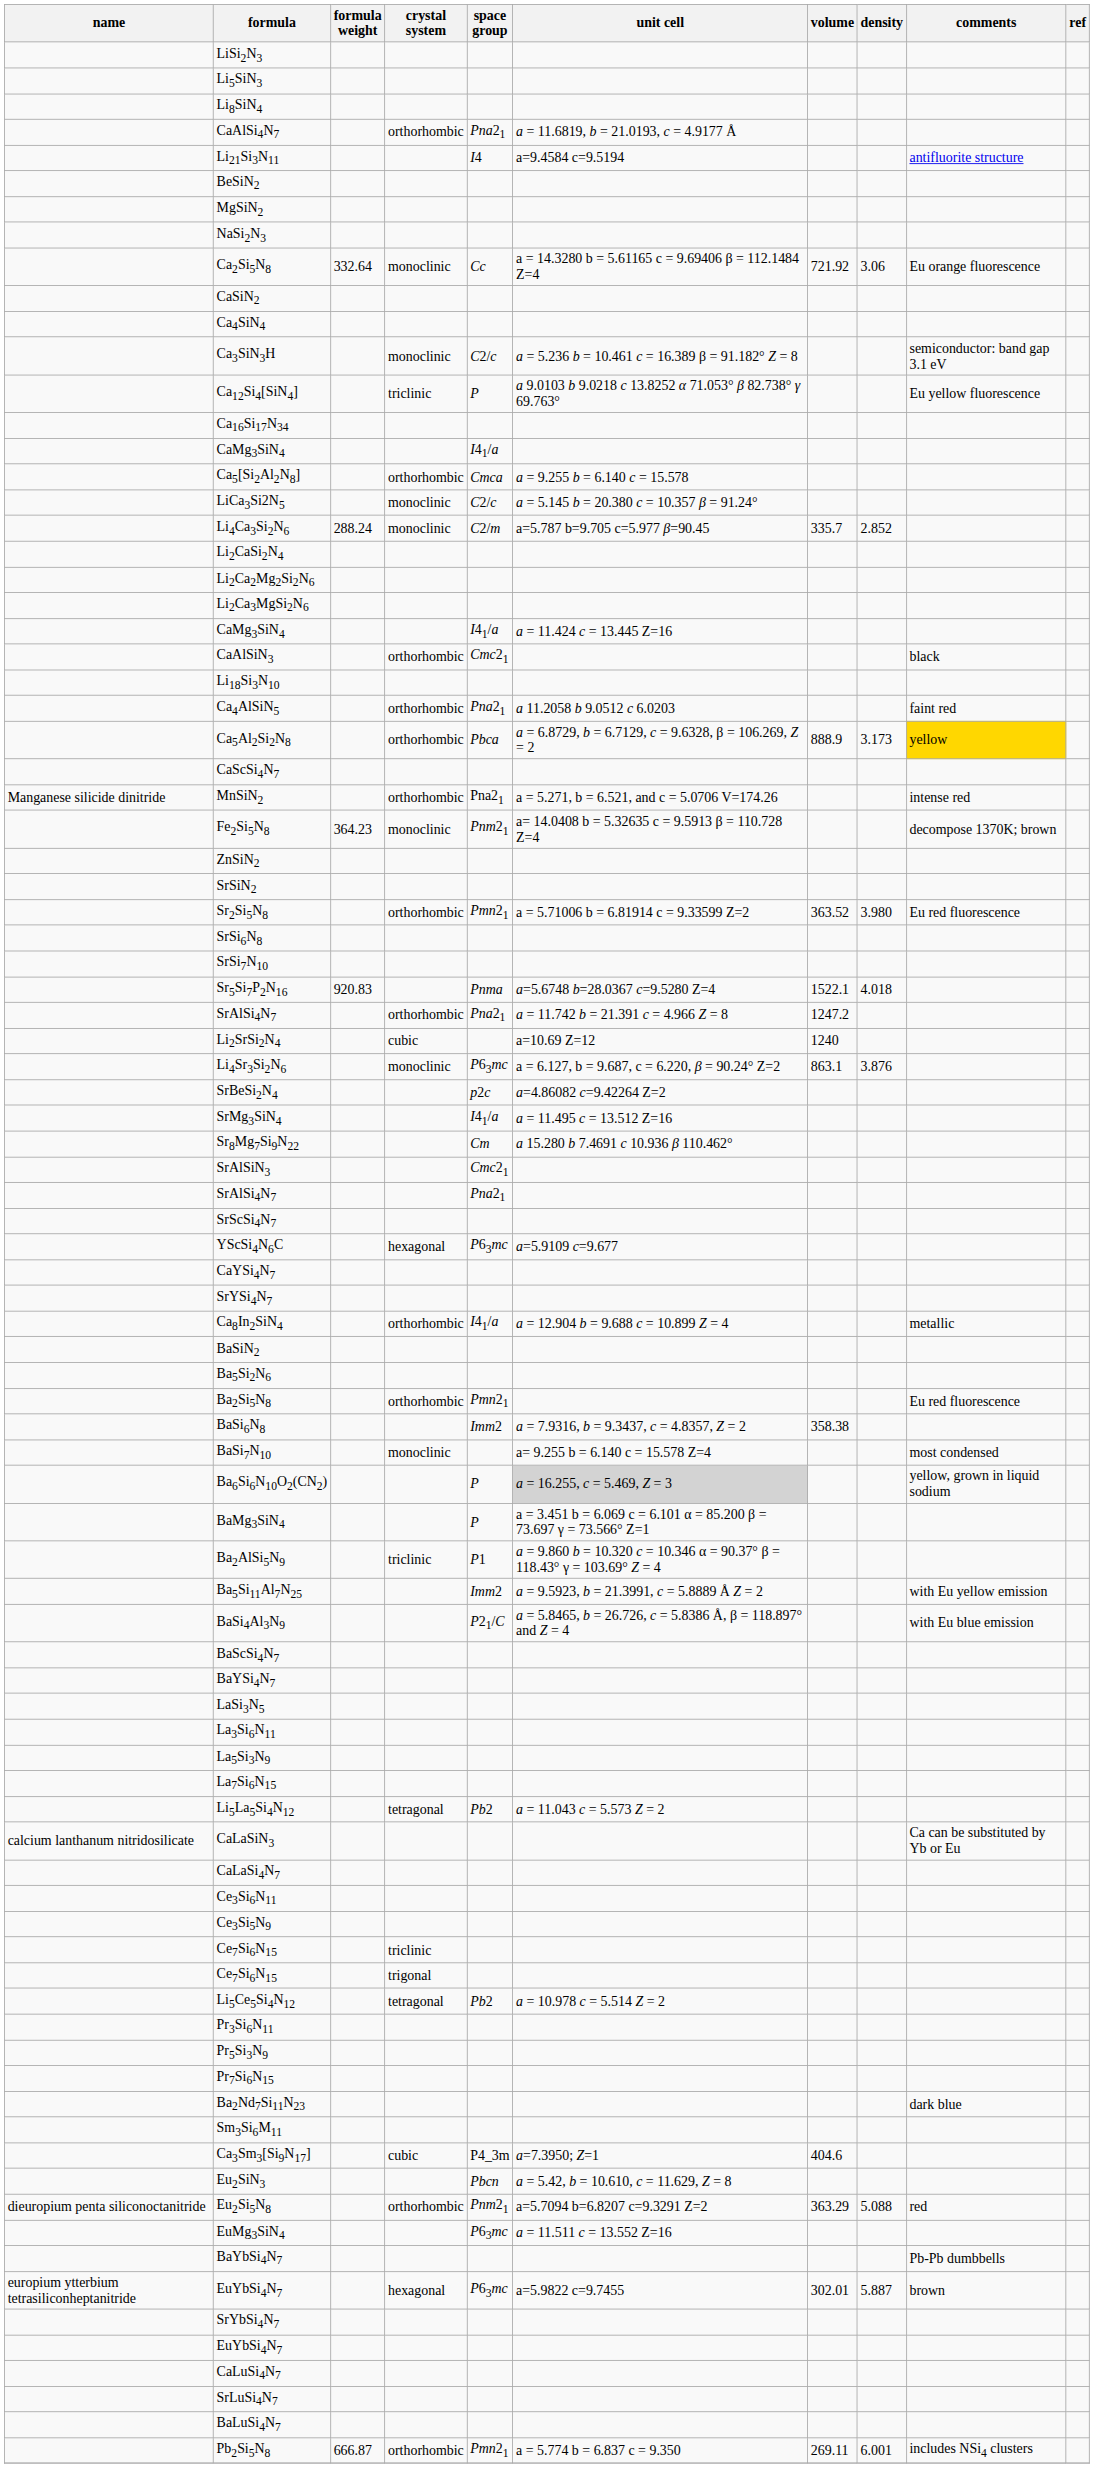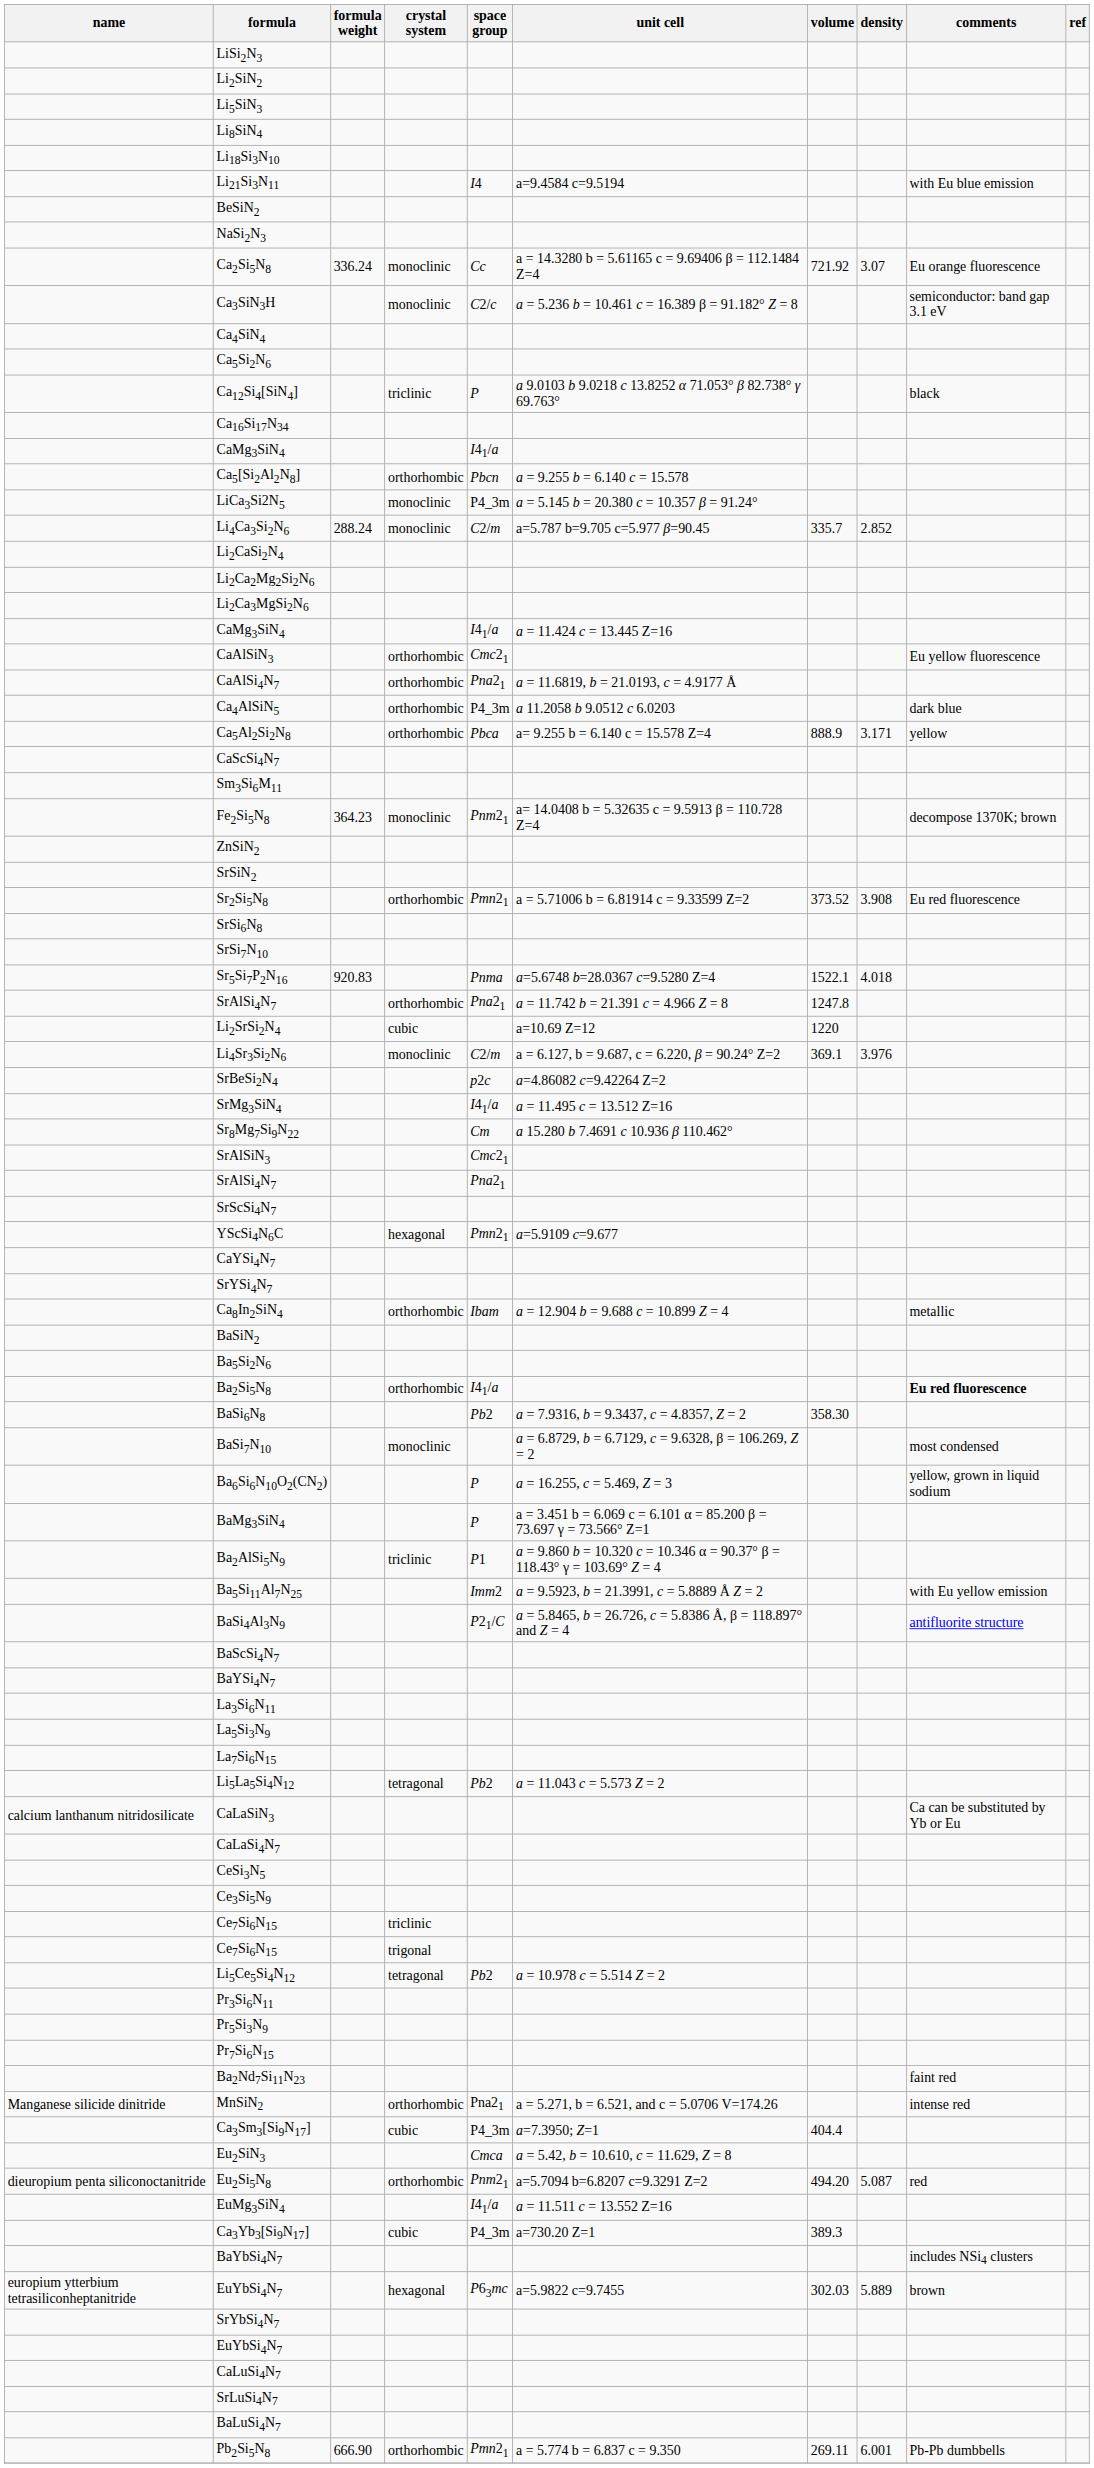+ row: (239, 80)
rows swapped: (248, 682) <-> (248, 132)
(966, 157) antifluorite structure -> (972, 183) with Eu blue emission
- row: (240, 209)
(353, 266) 332.64 -> (353, 266) 336.24
(873, 266) 3.06 -> (873, 266) 3.07
- row: (238, 298)
rows swapped: (246, 356) <-> (241, 324)
+ row: (244, 362)
(975, 393) Eu yellow fluorescence -> (925, 393) black
(486, 476) Cmca -> (485, 476) Pbcn
(483, 502) C2/c -> (490, 502) P4_3m
(925, 656) black -> (975, 656) Eu yellow fluorescence
(488, 708) Pna21 -> (490, 708) P4_3m
(933, 708) faint red -> (936, 708) dark blue
(657, 740) a = 6.8729, b = 6.7129, c = 9.6328, β = 106.269, Z = 2 -> (614, 734) a= 9.255 b = 6.140 c = 15.578 Z=4
(876, 740) 3.173 -> (876, 734) 3.171
(928, 740) gold background -> (928, 734) no background
rows swapped: (240, 797) <-> (249, 2129)
(830, 912) 363.52 -> (830, 900) 373.52
(876, 912) 3.980 -> (876, 900) 3.908
(830, 1015) 1247.2 -> (830, 1003) 1247.8
(825, 1041) 1240 -> (825, 1029) 1220
(489, 1066) P63mc -> (485, 1054) C2/m
(826, 1066) 863.1 -> (826, 1054) 369.1
(876, 1066) 3.876 -> (876, 1054) 3.976
(489, 1246) P63mc -> (489, 1234) Pmn21
(484, 1323) I41/a -> (485, 1311) Ibam
(489, 1401) Pmn21 -> (484, 1389) I41/a
(965, 1401) normal -> (968, 1389) bold
(486, 1426) Imm2 -> (481, 1414) Pb2
(830, 1426) 358.38 -> (830, 1414) 358.30
(614, 1452) a= 9.255 b = 6.140 c = 15.578 Z=4 -> (657, 1446) a = 6.8729, b = 6.7129, c = 9.6328, β = 106.269, Z = 2
(594, 1484) lightgrey background -> (594, 1484) no background
(972, 1623) with Eu blue emission -> (966, 1623) antifluorite structure
- row: (241, 1706)
+ row: (241, 1872)
- row: (247, 1898)
(936, 2104) dark blue -> (933, 2078) faint red
(826, 2155) 404.6 -> (826, 2129) 404.4
(485, 2181) Pbcn -> (486, 2155) Cmca
(830, 2207) 363.29 -> (830, 2181) 494.20
(876, 2207) 5.088 -> (876, 2181) 5.087
(489, 2232) P63mc -> (484, 2207) I41/a
+ row: (263, 2232)
(957, 2258) Pb-Pb dumbbells -> (971, 2258) includes NSi4 clusters
(830, 2290) 302.01 -> (830, 2290) 302.03
(876, 2290) 5.887 -> (876, 2290) 5.889
(353, 2450) 666.87 -> (353, 2450) 666.90
(971, 2450) includes NSi4 clusters -> (957, 2450) Pb-Pb dumbbells
